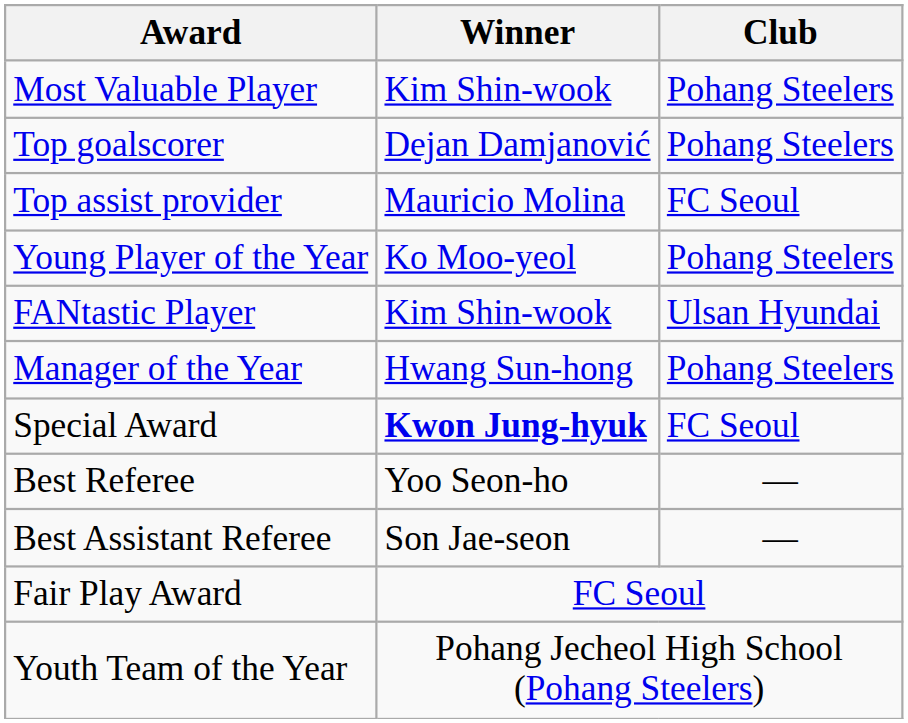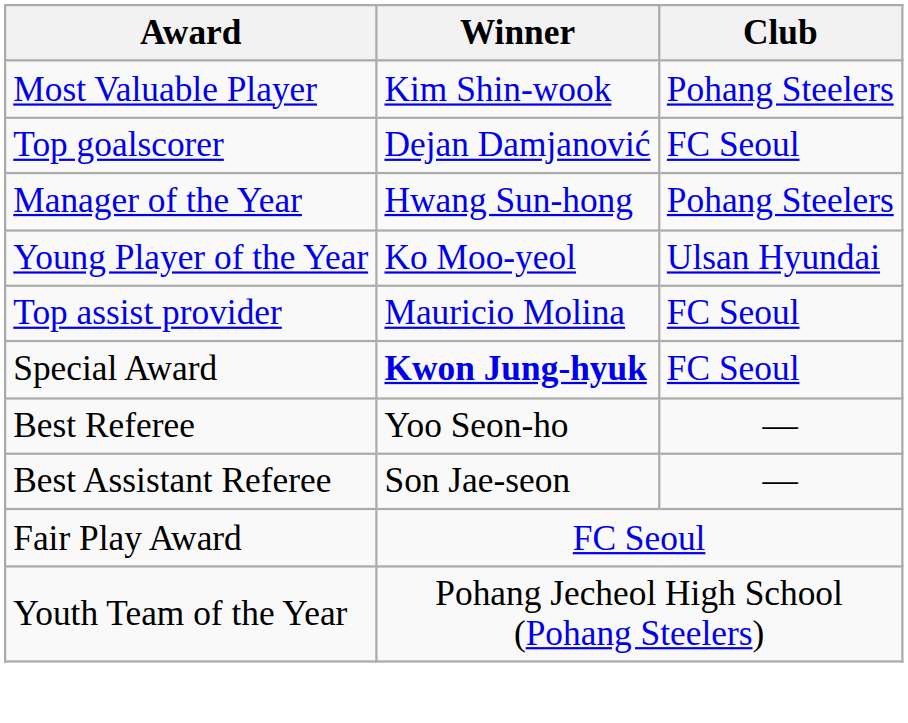(780, 144) Pohang Steelers -> (733, 144) FC Seoul
rows swapped: (148, 200) <-> (158, 369)
(780, 256) Pohang Steelers -> (773, 256) Ulsan Hyundai
- row: (134, 312)
